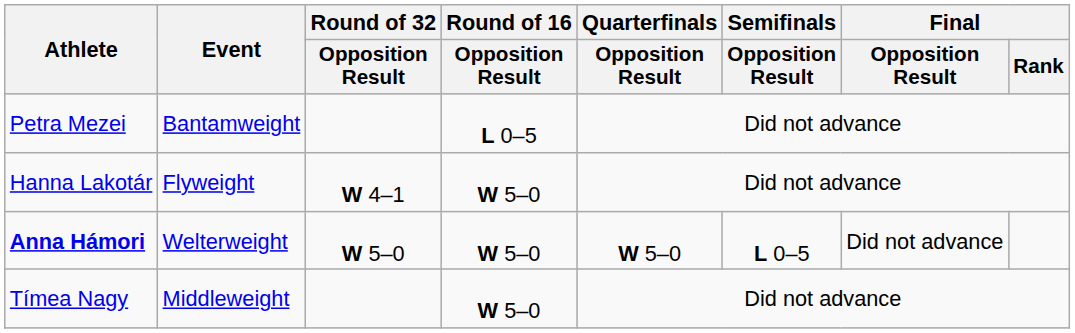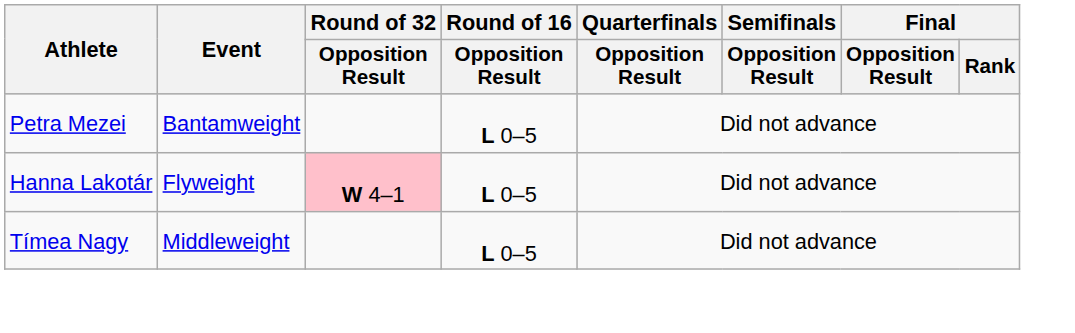(373, 194) no background -> (373, 194) pink background
(509, 194) W 5–0 -> (509, 194) L 0–5
- row: (77, 241)
(509, 311) W 5–0 -> (509, 253) L 0–5
